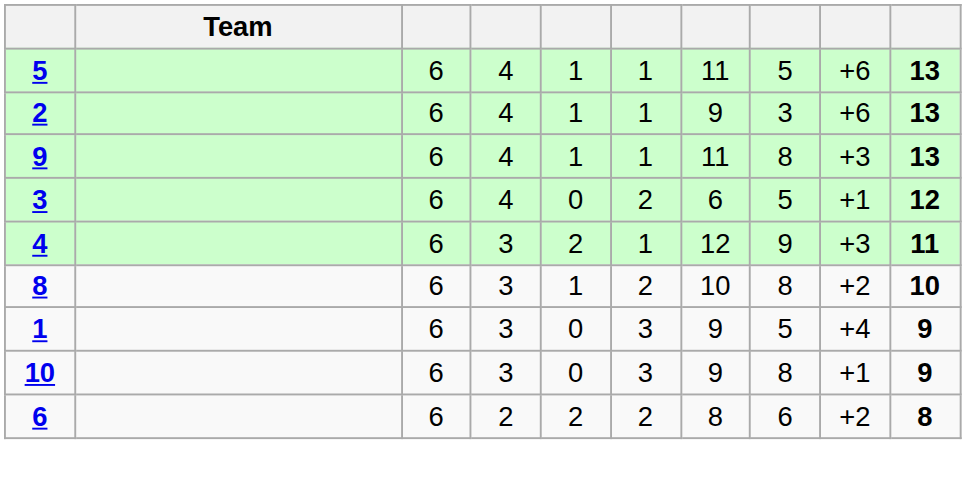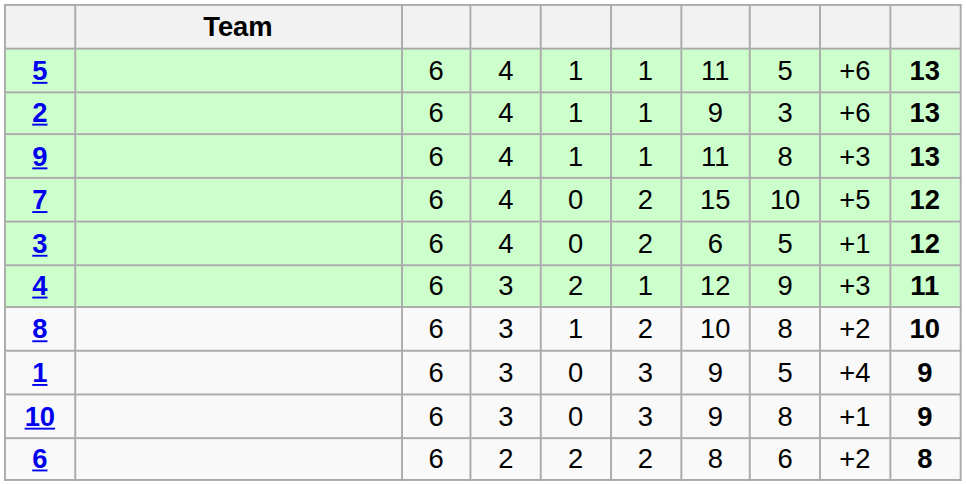+ row: (40, 200)
